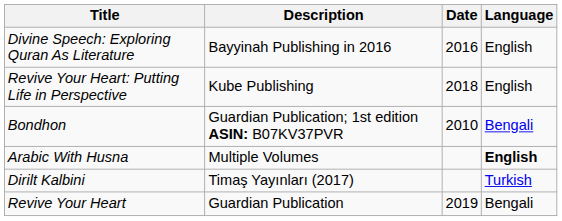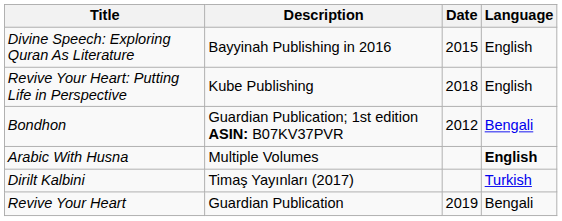(462, 47) 2016 -> (462, 47) 2015
(462, 126) 2010 -> (462, 126) 2012
